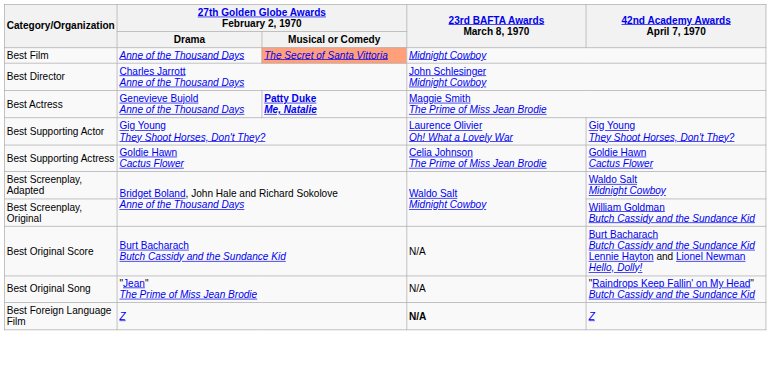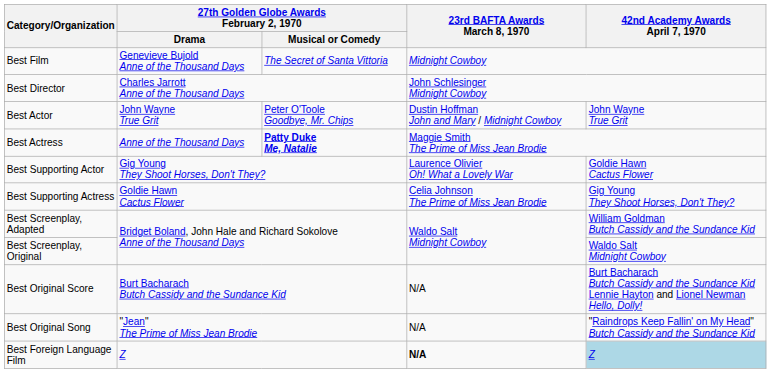(182, 56) Anne of the Thousand Days -> (182, 61) Genevieve Bujold Anne of the Thousand Days
(326, 56) lightsalmon background -> (326, 61) no background
+ row: (30, 116)
(182, 104) Genevieve Bujold Anne of the Thousand Days -> (182, 143) Anne of the Thousand Days
(662, 132) Gig Young They Shoot Horses, Don't They? -> (621, 170) Goldie Hawn Cactus Flower
(621, 159) Goldie Hawn Cactus Flower -> (662, 197) Gig Young They Shoot Horses, Don't They?
(627, 186) Waldo Salt Midnight Cowboy -> (672, 224) William Goldman Butch Cassidy and the Sundance Kid
(672, 213) William Goldman Butch Cassidy and the Sundance Kid -> (627, 251) Waldo Salt Midnight Cowboy
(592, 317) no background -> (592, 355) lightblue background
